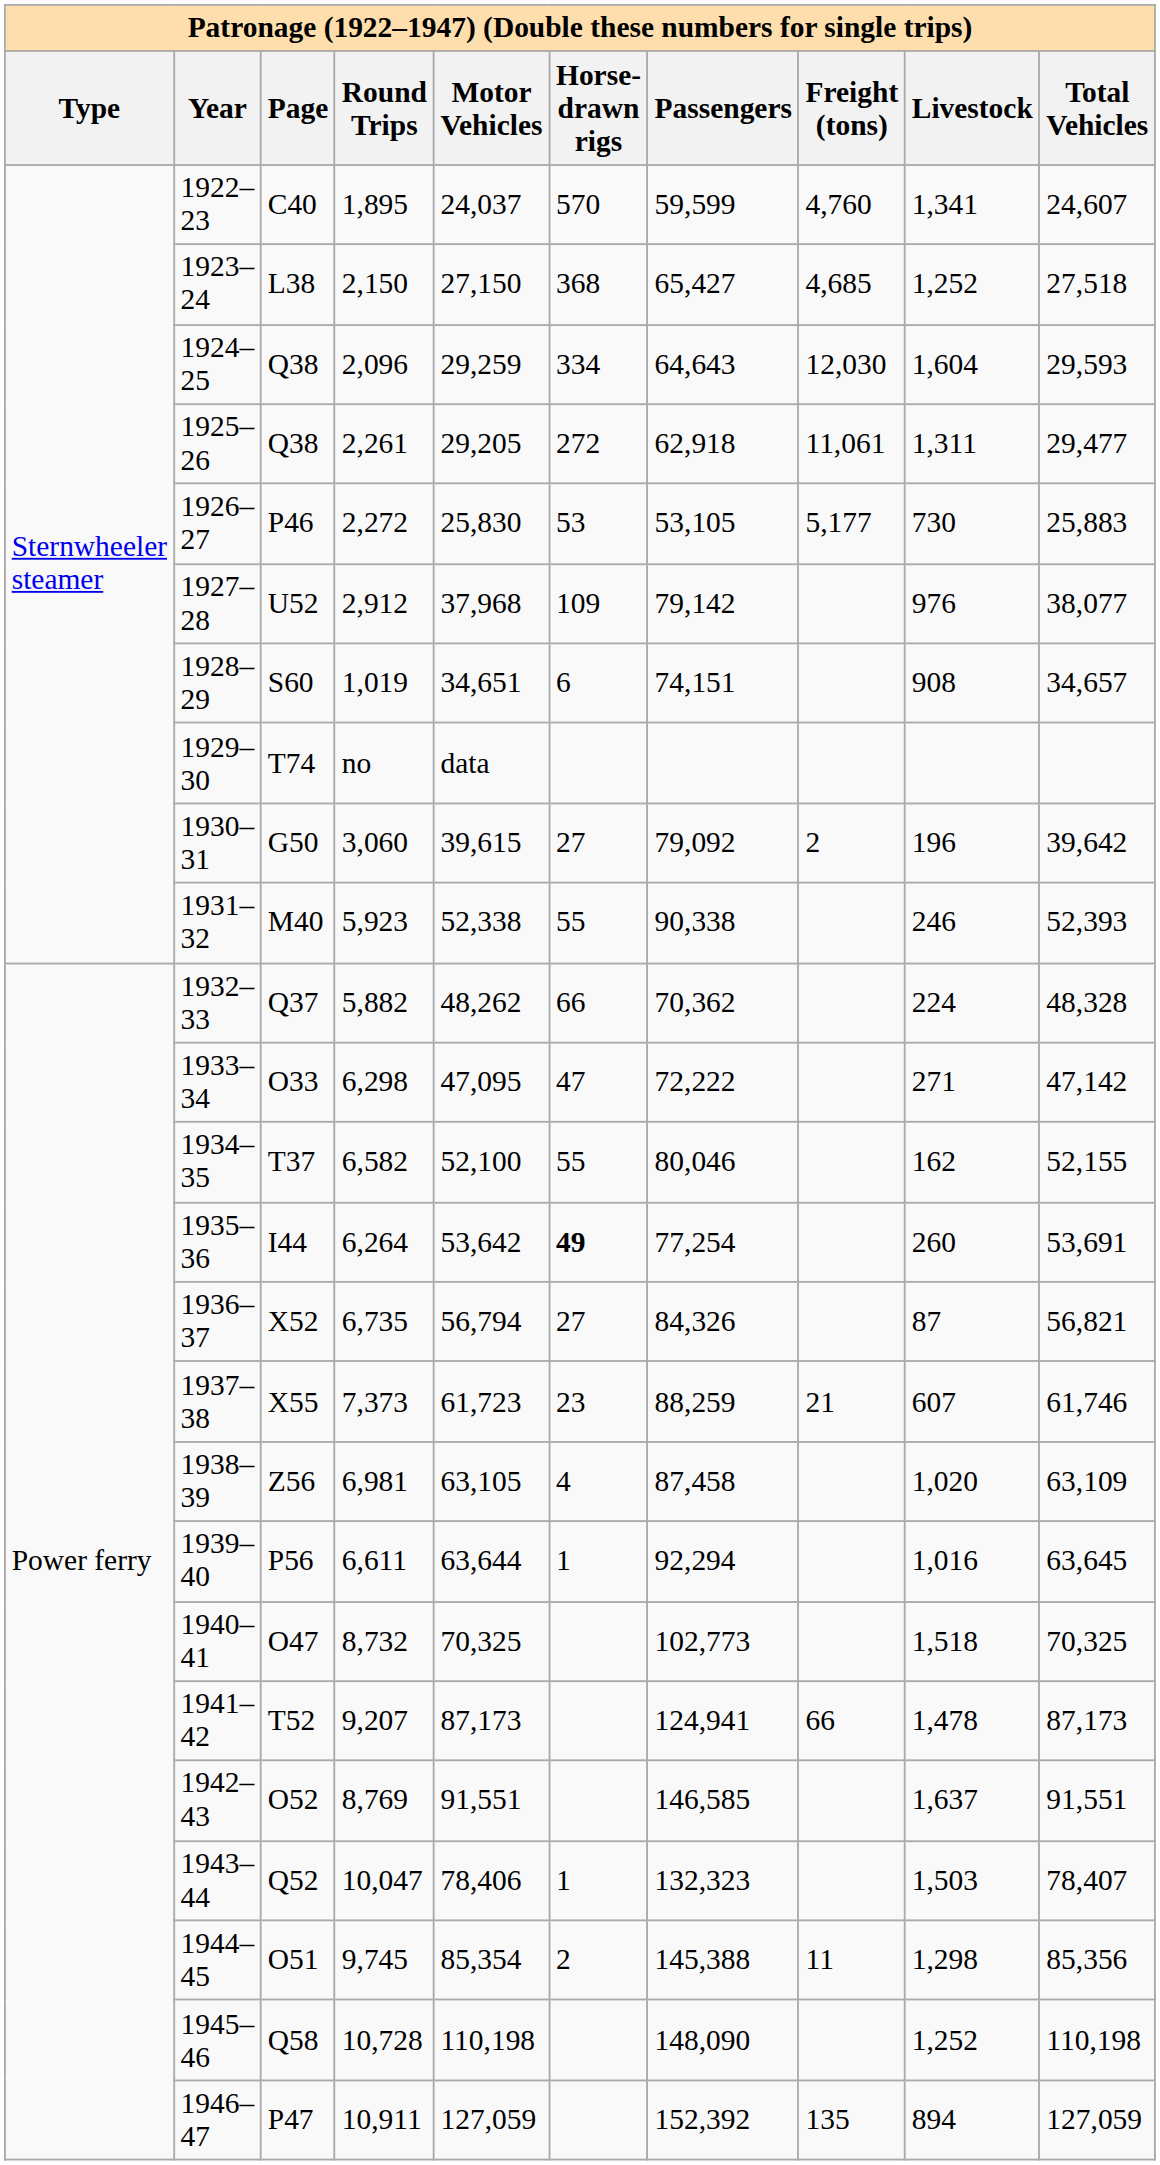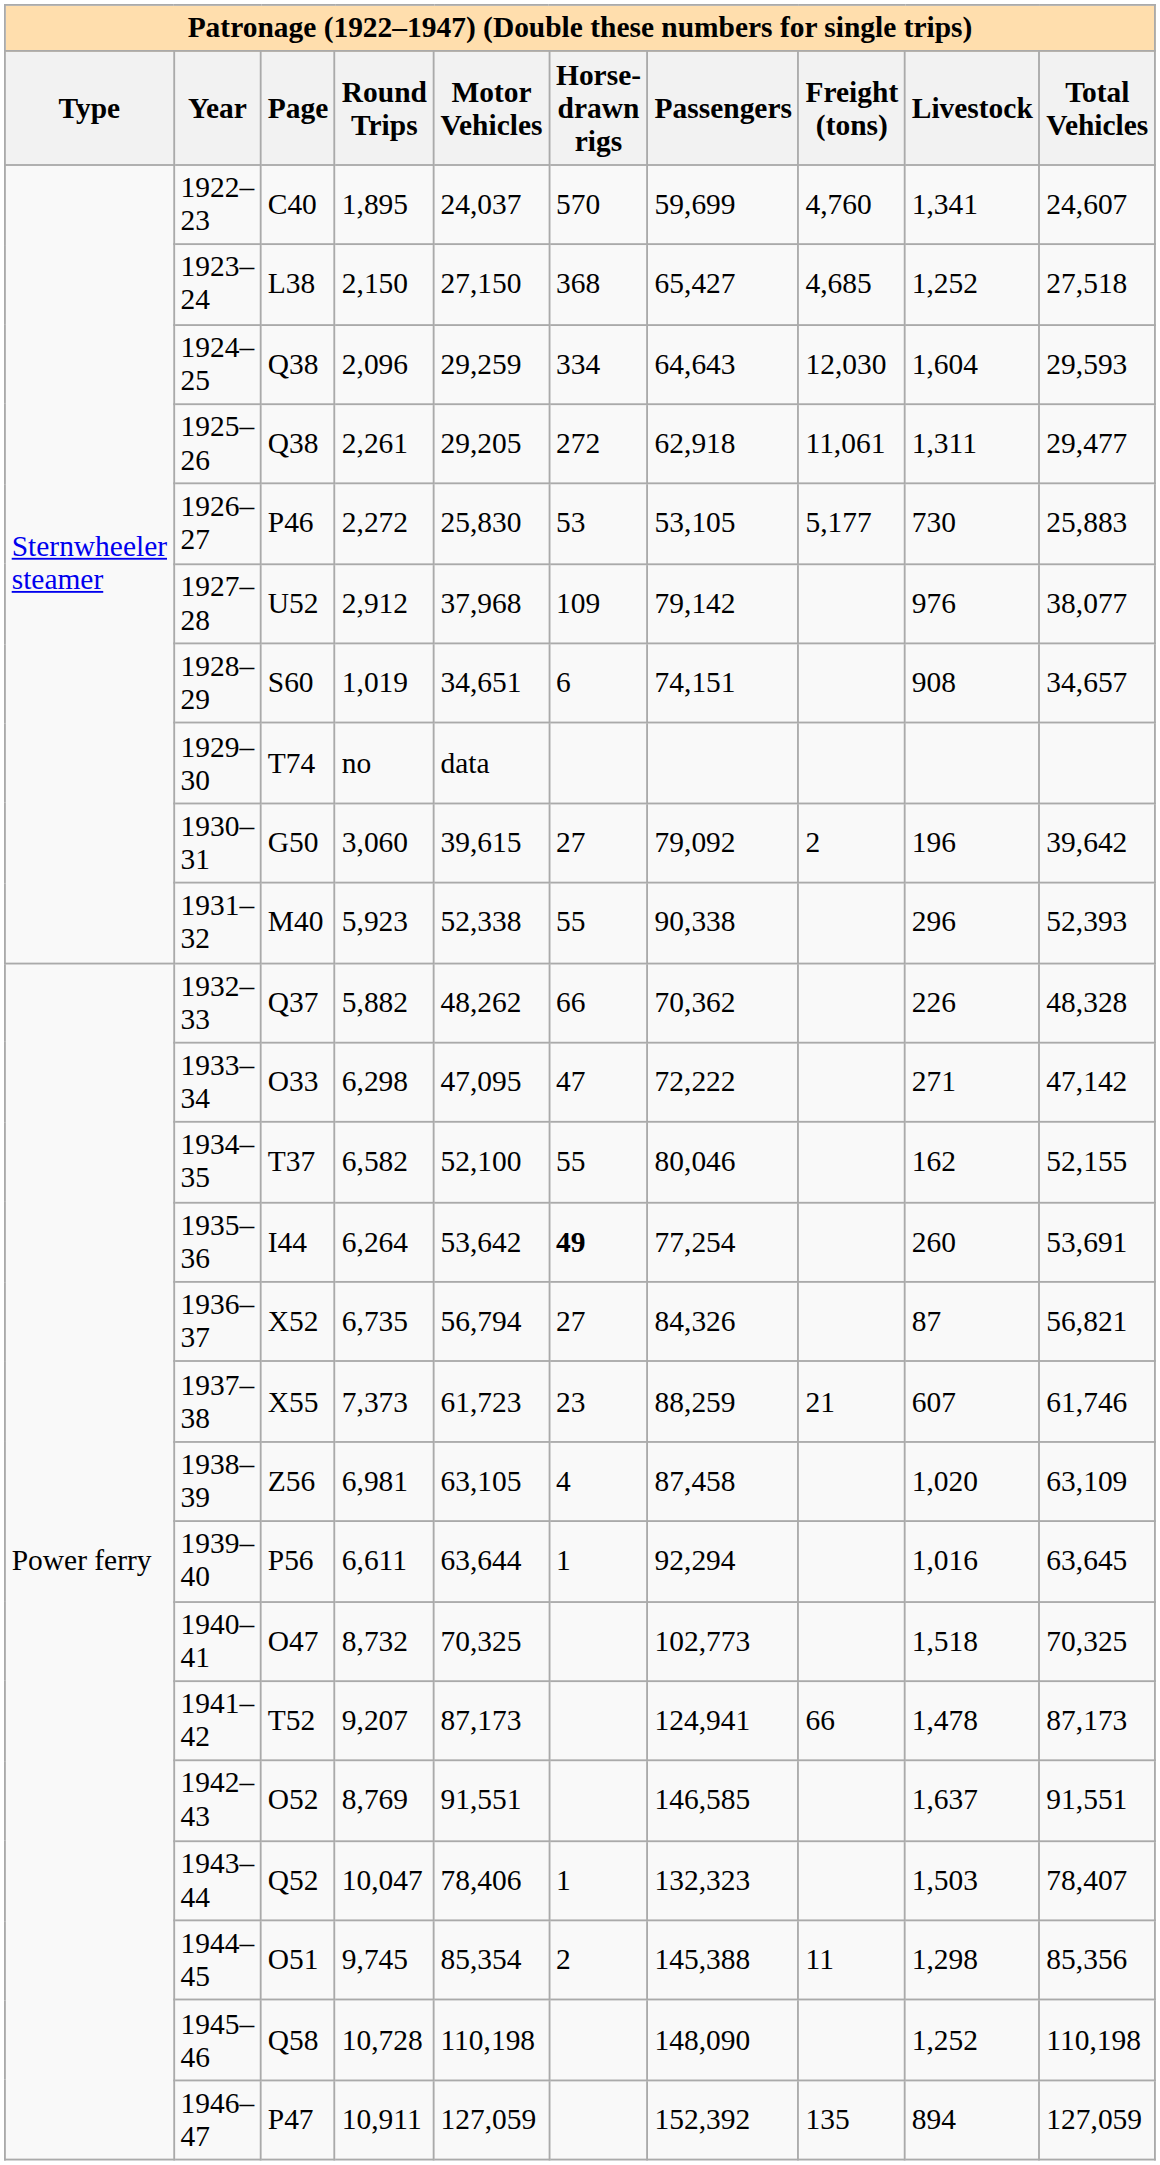(695, 204) 59,599 -> (695, 204) 59,699
(934, 922) 246 -> (934, 922) 296
(934, 1002) 224 -> (934, 1002) 226
